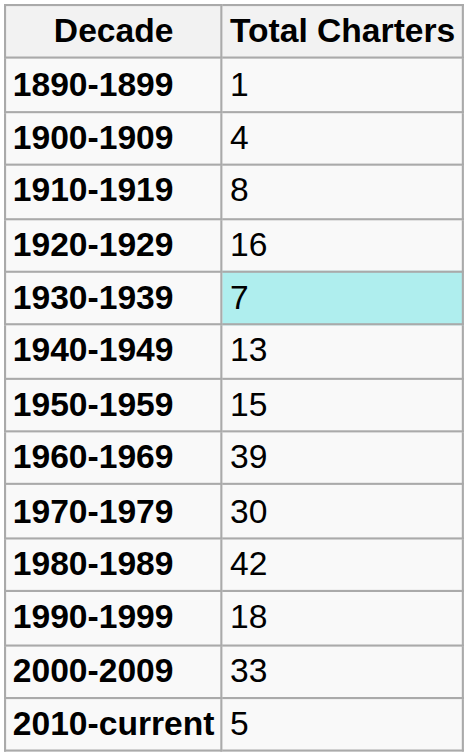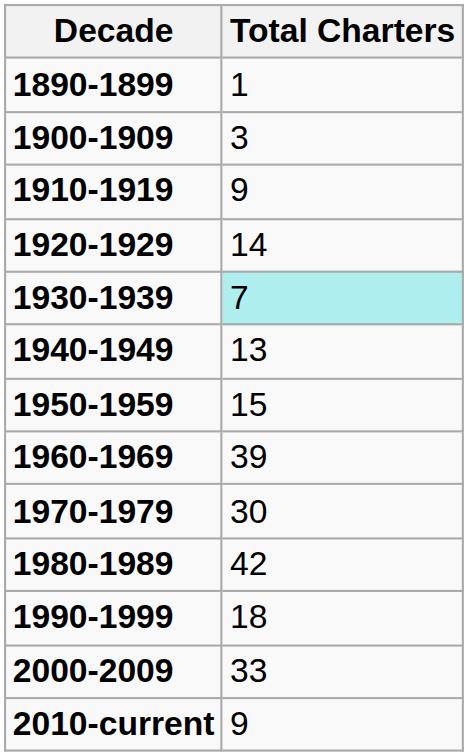(239, 137) 4 -> (239, 137) 3
(239, 191) 8 -> (239, 191) 9
(249, 244) 16 -> (249, 244) 14
(239, 723) 5 -> (239, 723) 9
